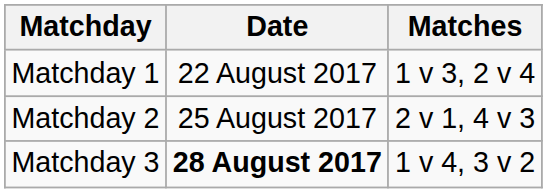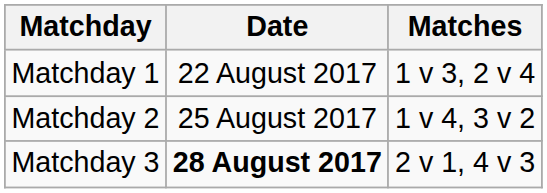(465, 118) 2 v 1, 4 v 3 -> (465, 118) 1 v 4, 3 v 2
(465, 163) 1 v 4, 3 v 2 -> (465, 163) 2 v 1, 4 v 3
